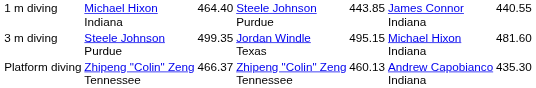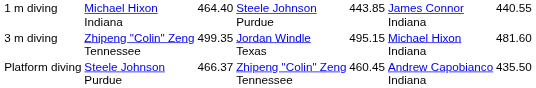(125, 44) Steele Johnson Purdue -> (139, 44) Zhipeng "Colin" Zeng Tennessee
(139, 73) Zhipeng "Colin" Zeng Tennessee -> (125, 73) Steele Johnson Purdue
(367, 67) 460.13 -> (367, 67) 460.45
(514, 67) 435.30 -> (514, 67) 435.50
